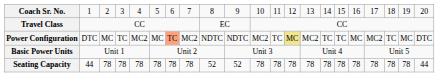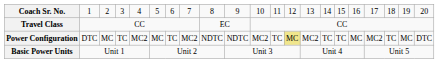(172, 38) lightsalmon background -> (172, 38) no background
- row: (42, 65)
